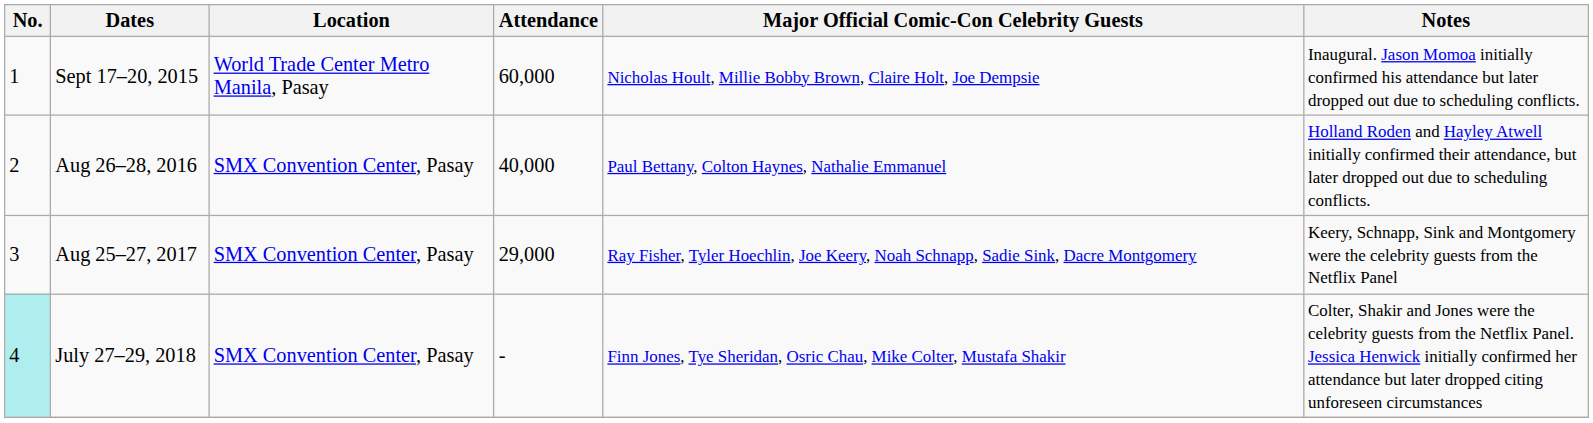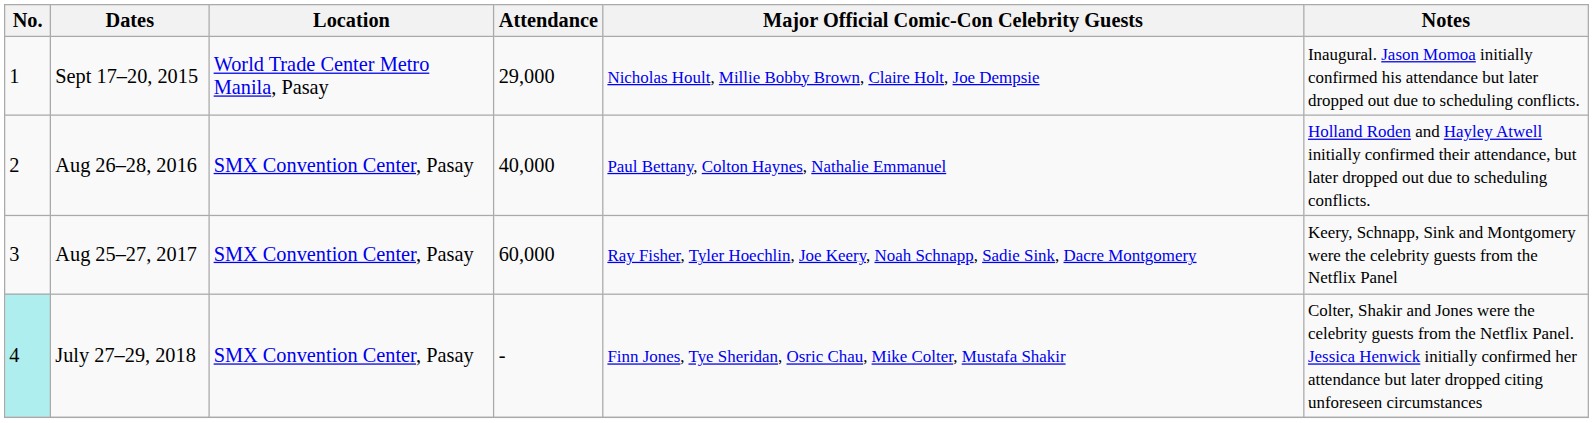(527, 75) 60,000 -> (527, 75) 29,000
(527, 254) 29,000 -> (527, 254) 60,000
